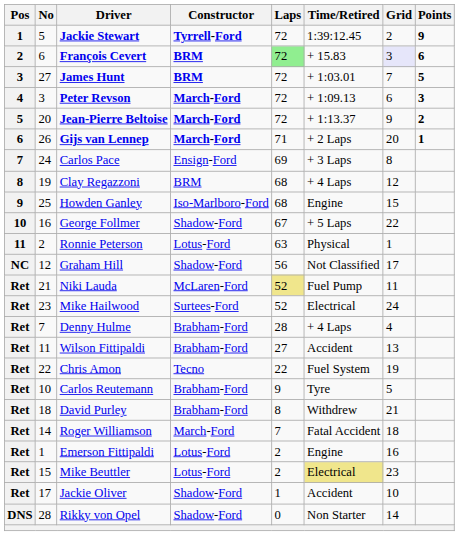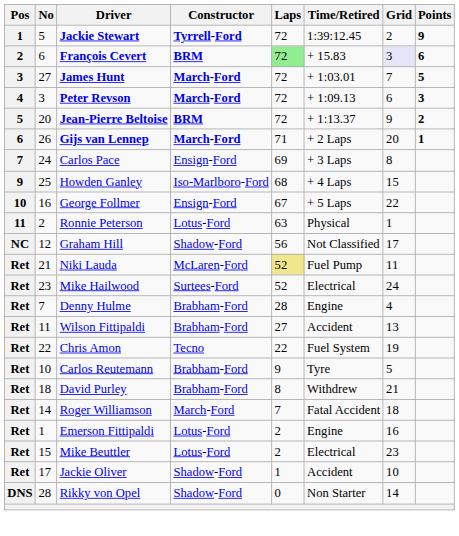(188, 77) BRM -> (207, 77) March-Ford
(207, 119) March-Ford -> (188, 119) BRM
- row: (100, 181)
(325, 202) Engine -> (329, 181) + 4 Laps
(208, 223) Shadow-Ford -> (205, 202) Ensign-Ford
(329, 327) + 4 Laps -> (325, 306) Engine
(331, 472) khaki background -> (331, 451) no background
